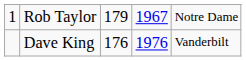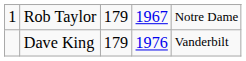(116, 42) 176 -> (116, 42) 179
